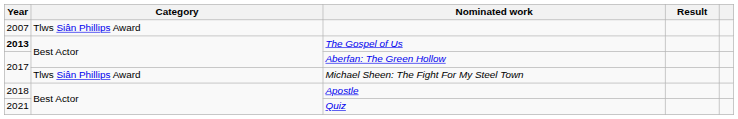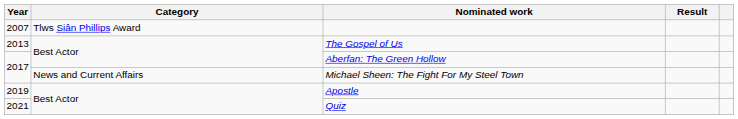(18, 43) bold -> (18, 43) normal
(87, 75) Tlws Siân Phillips Award -> (88, 75) News and Current Affairs
(18, 91) 2018 -> (18, 91) 2019
